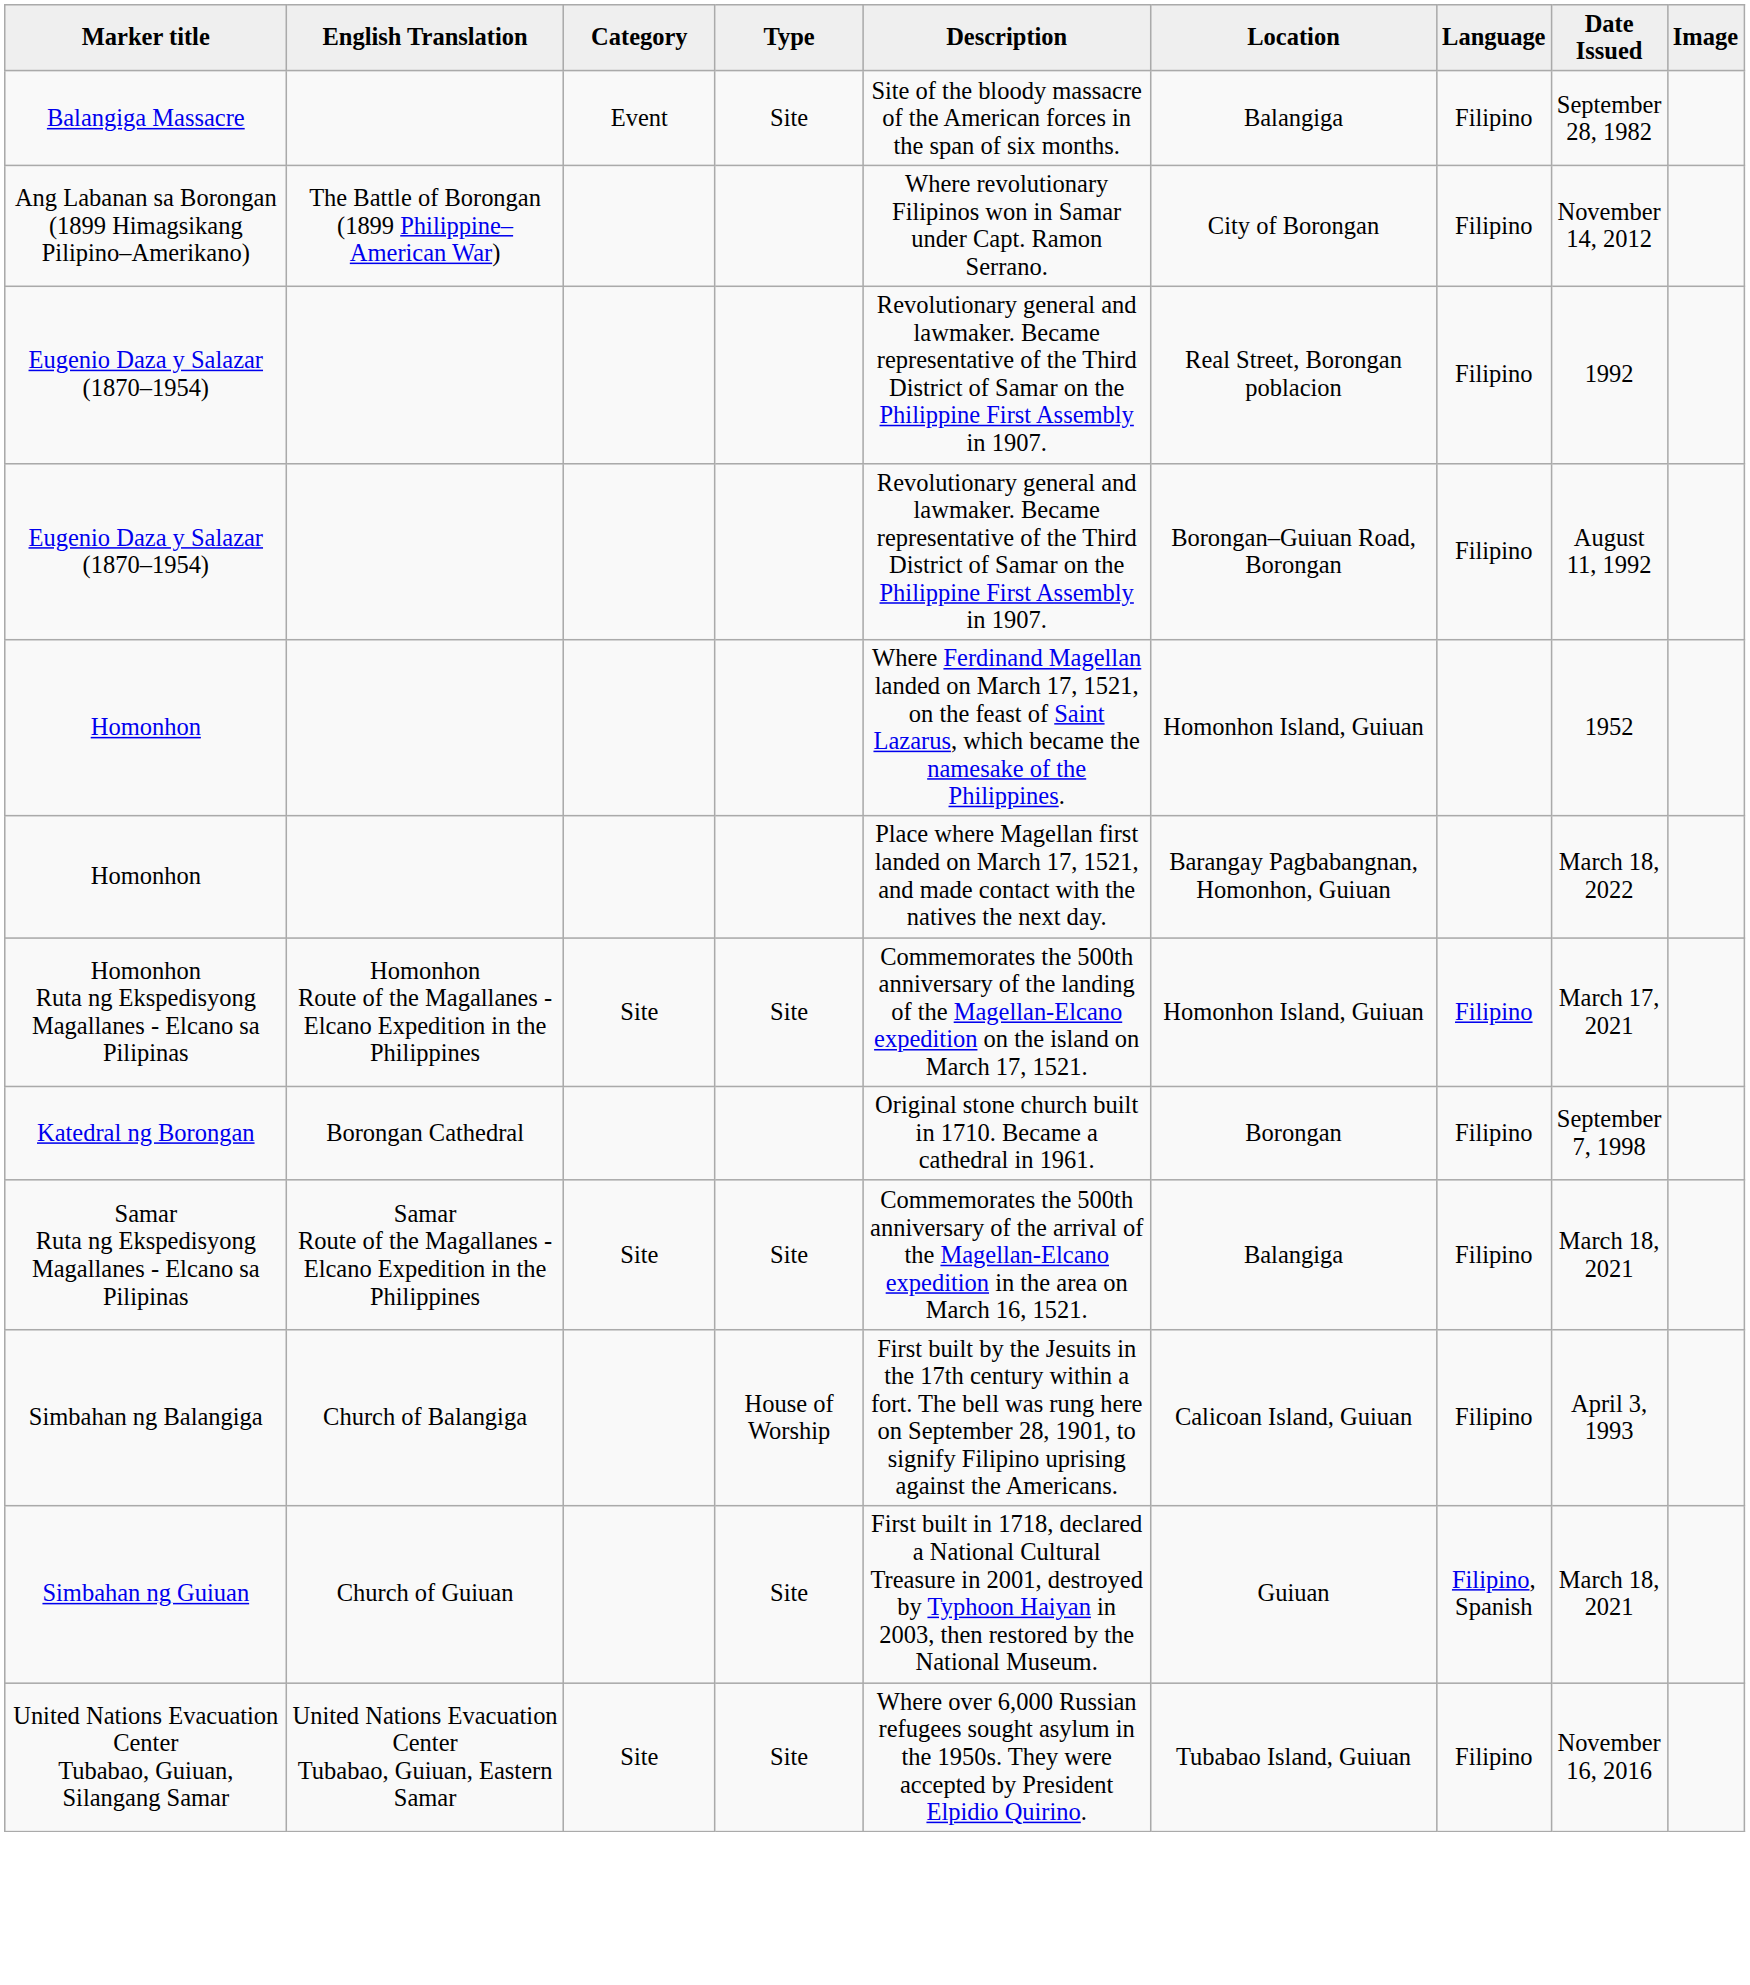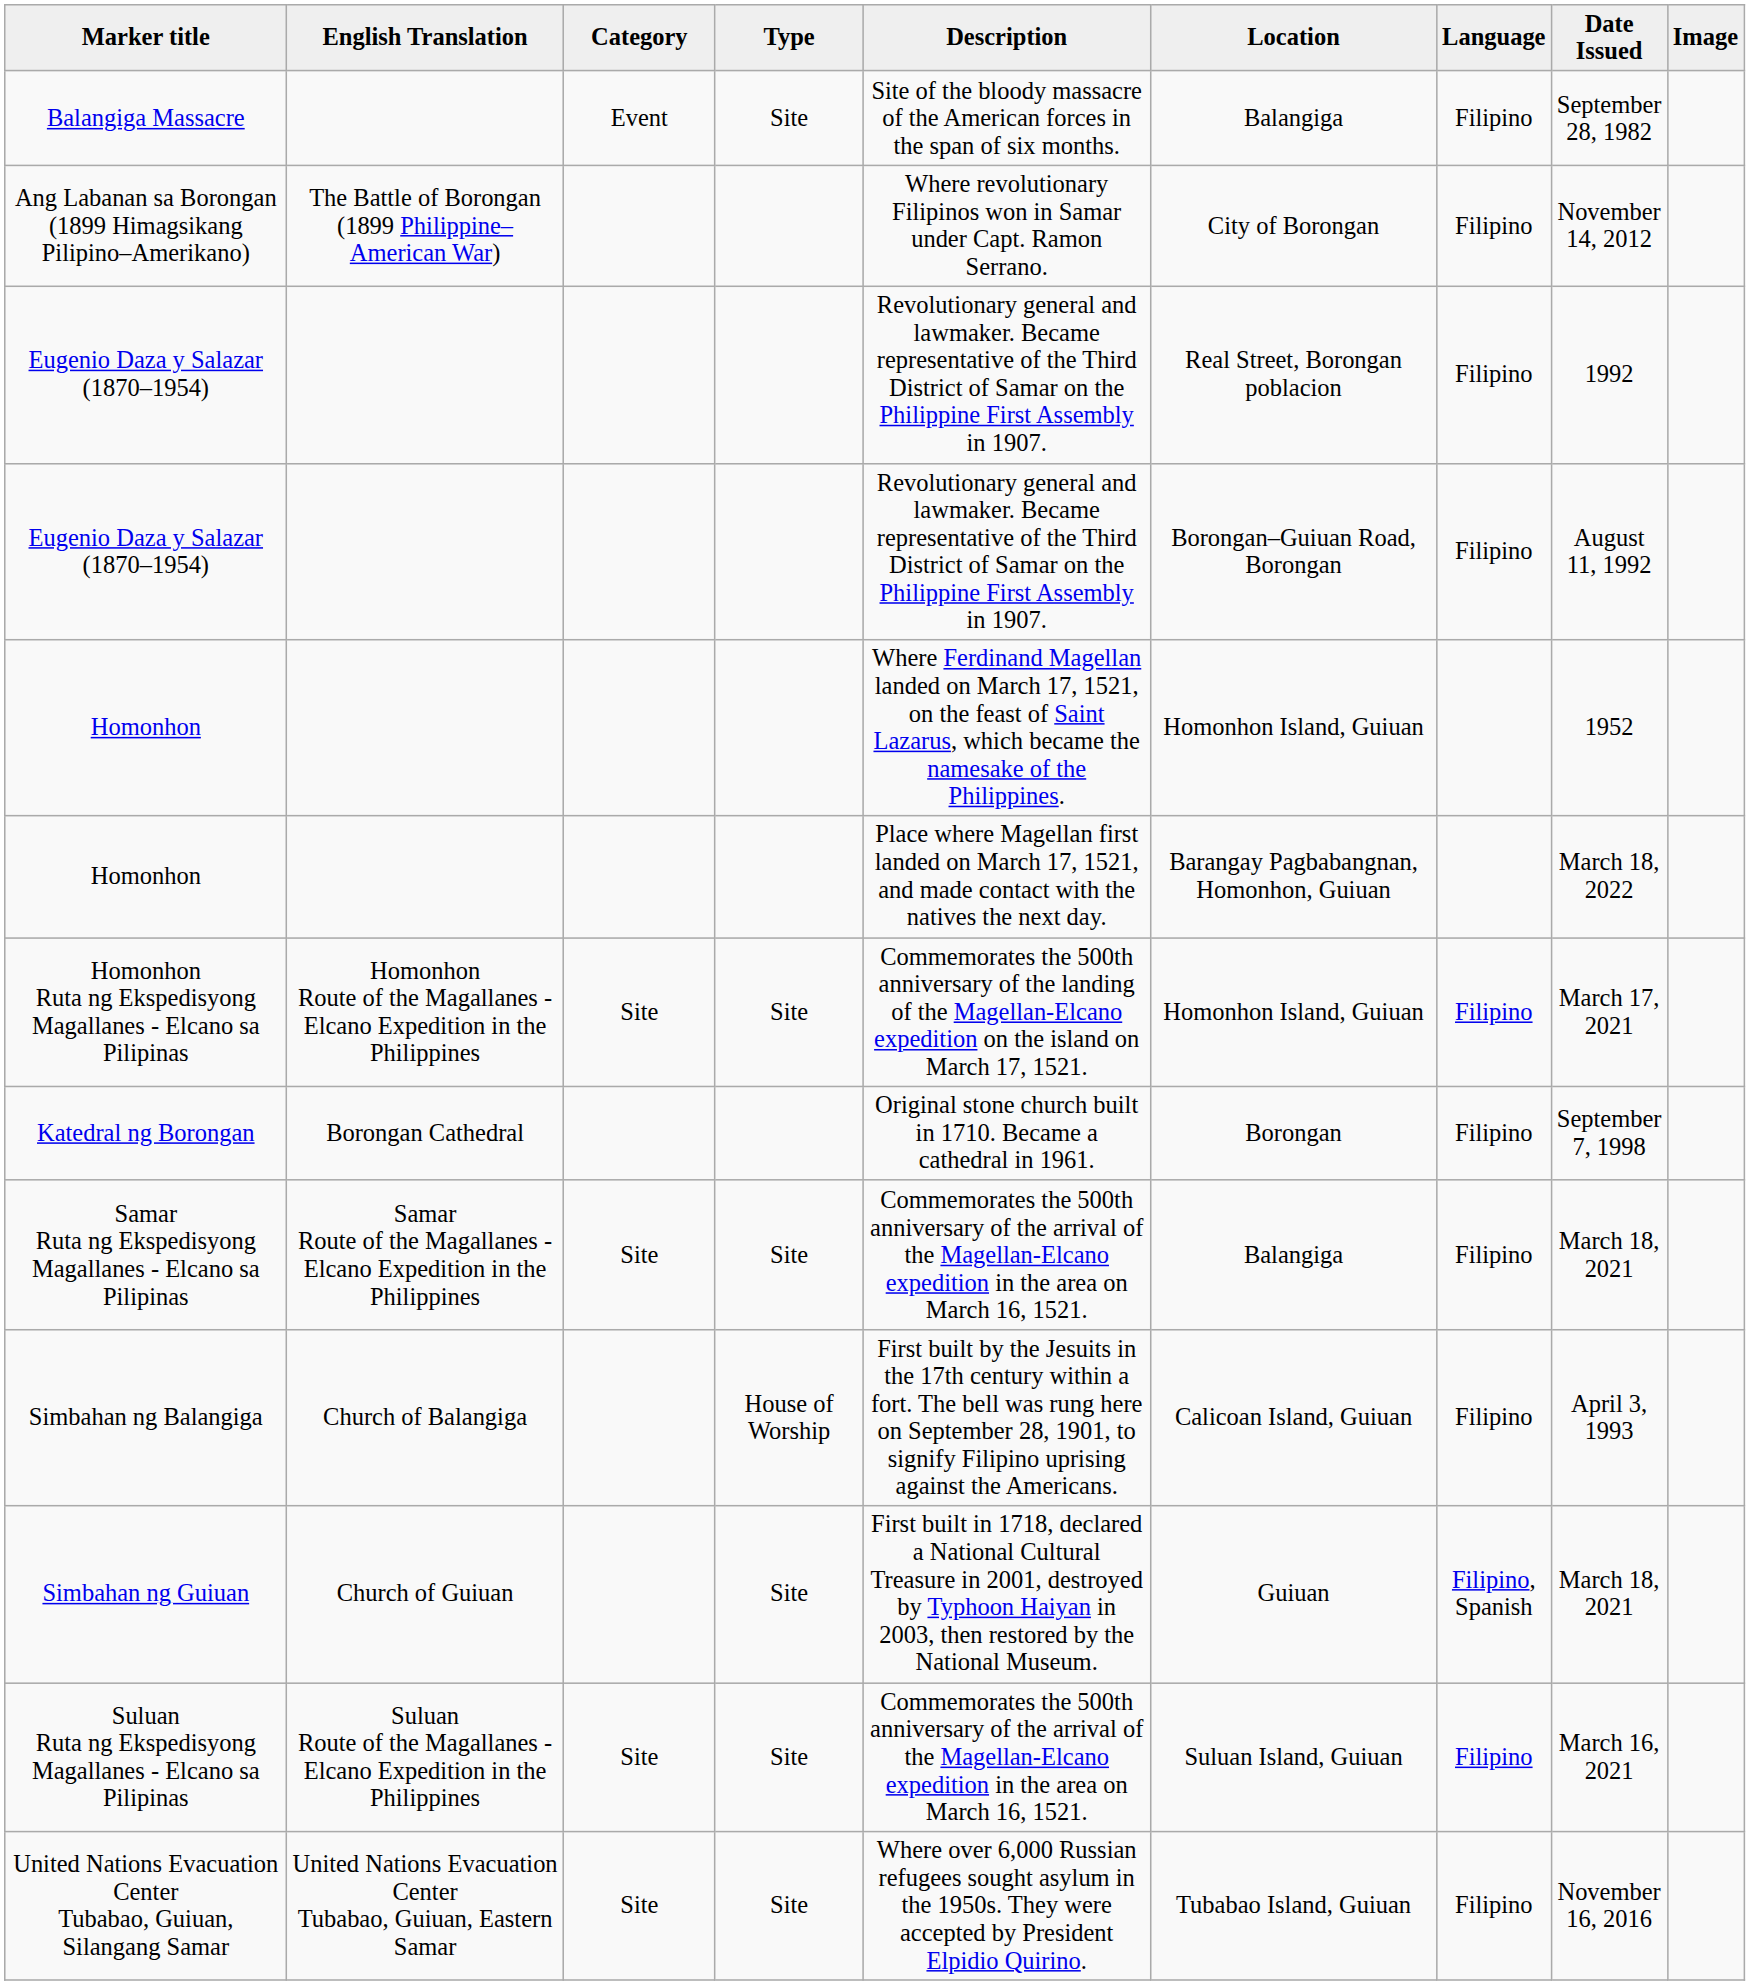+ row: (146, 1756)
